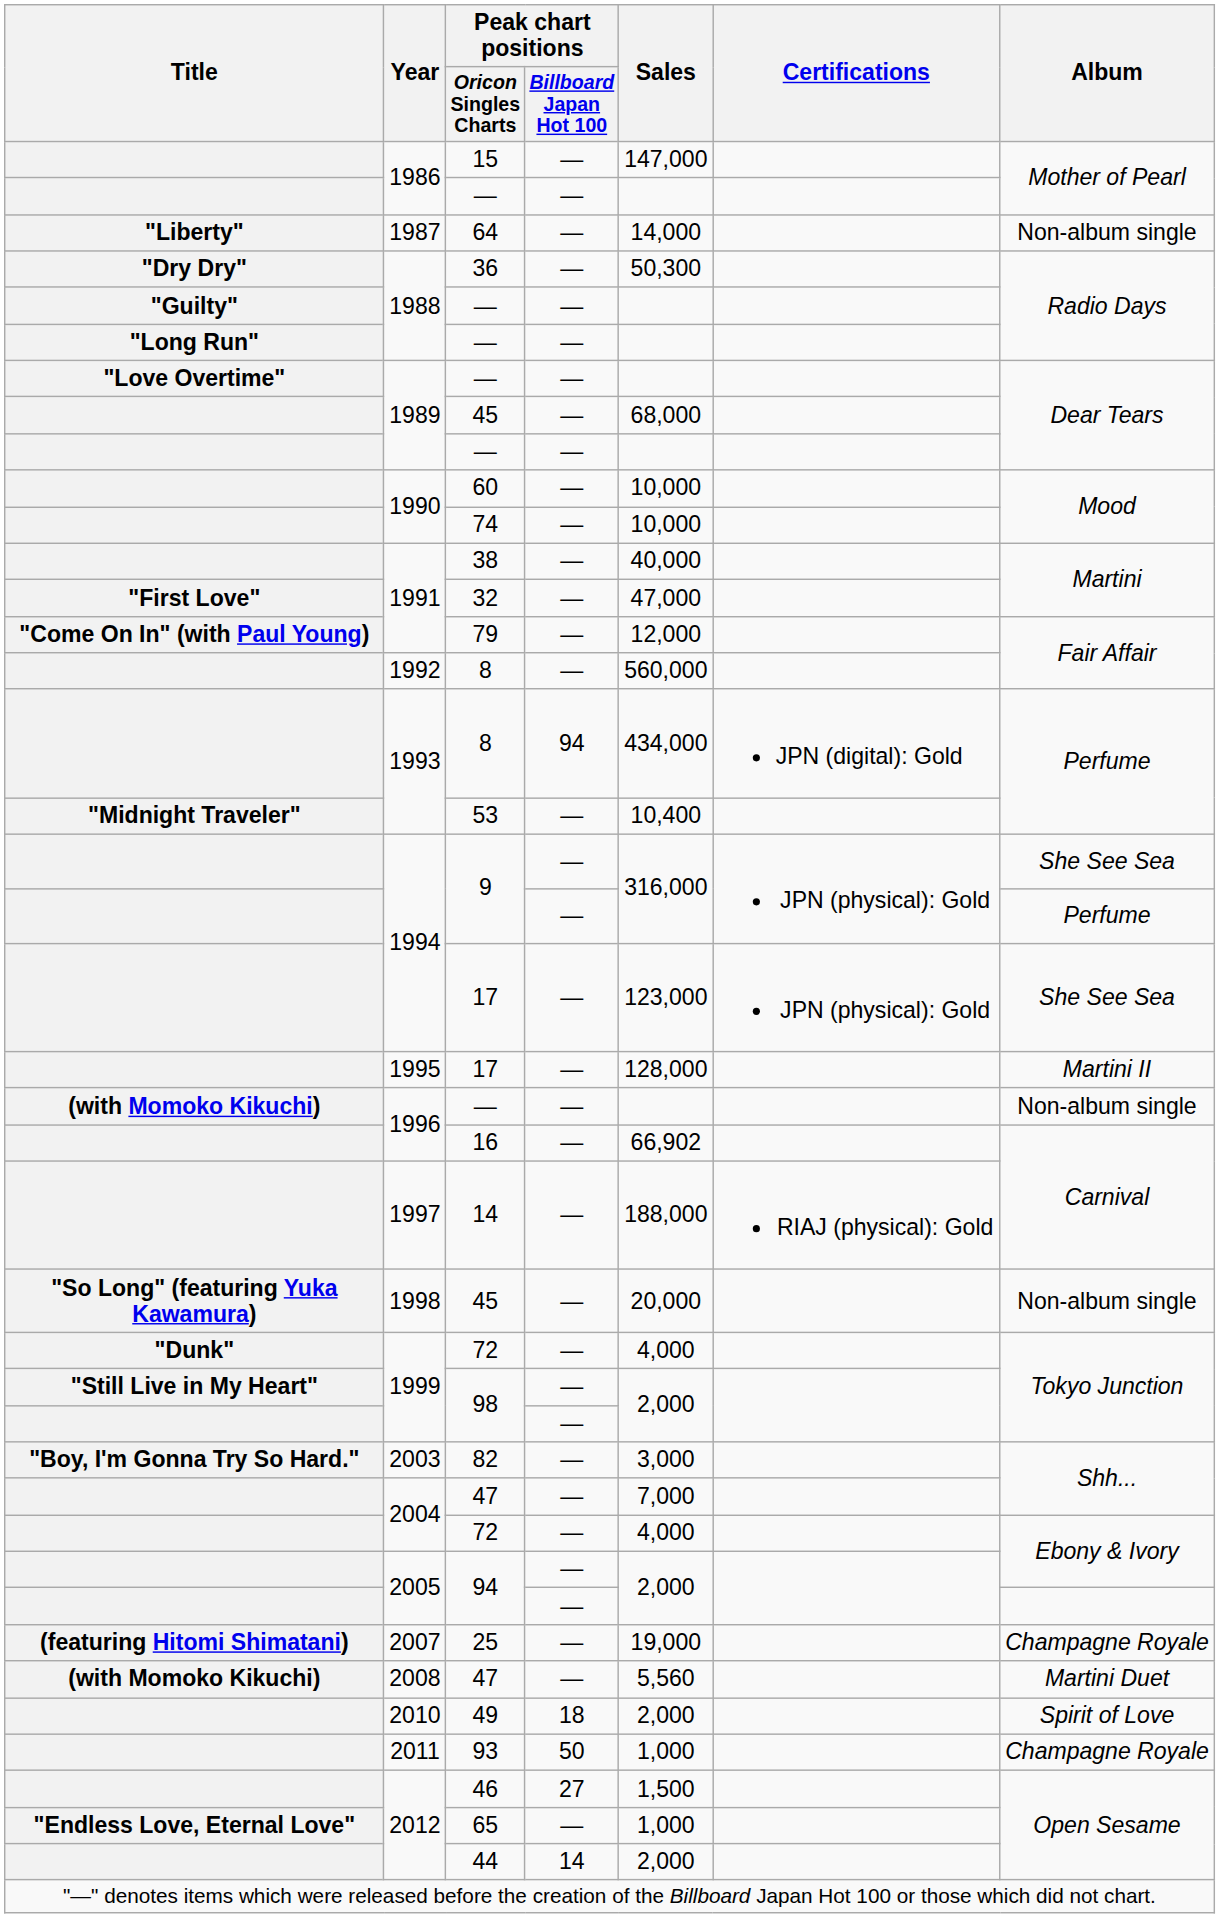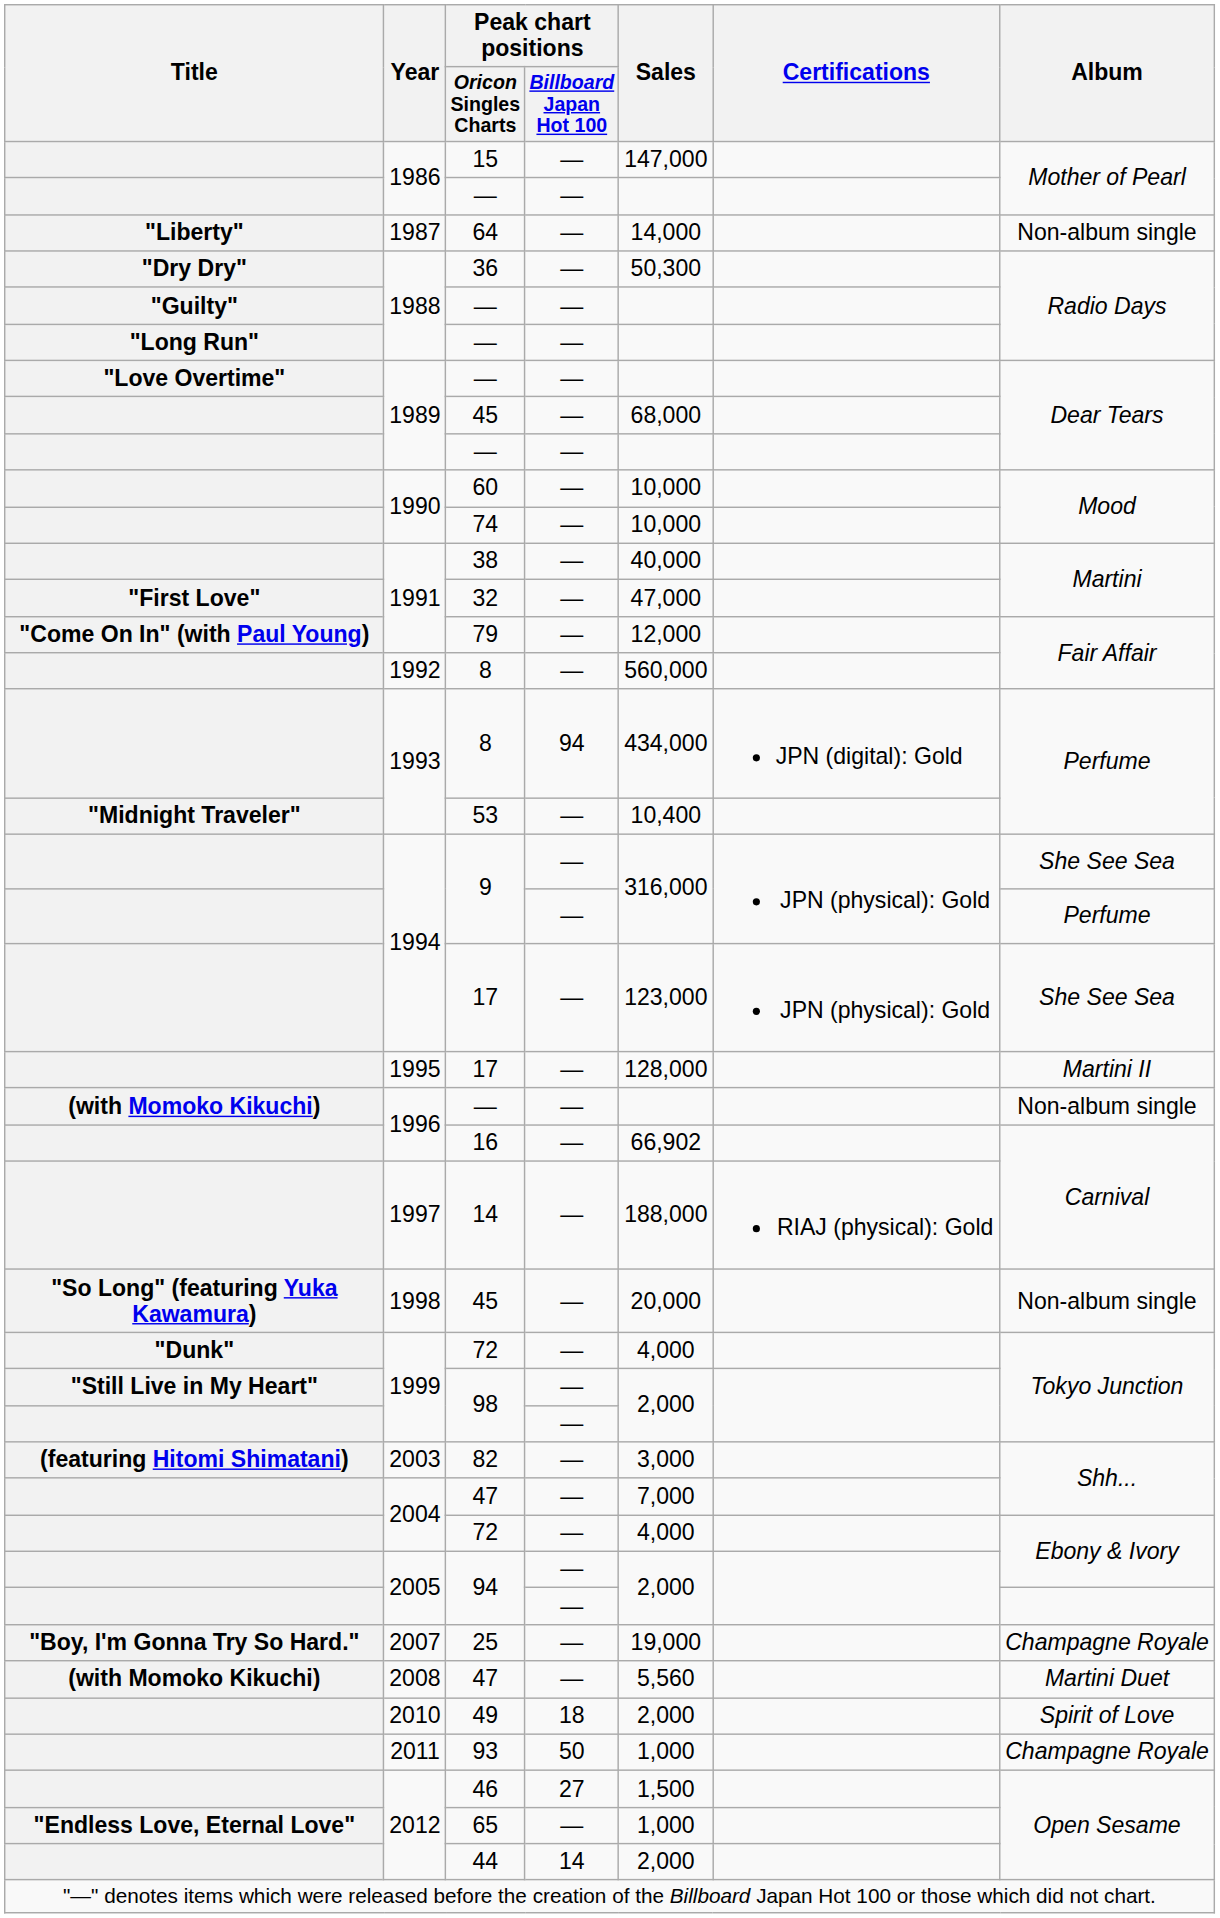(194, 1459) "Boy, I'm Gonna Try So Hard." -> (194, 1459) (featuring Hitomi Shimatani)
(194, 1642) (featuring Hitomi Shimatani) -> (194, 1642) "Boy, I'm Gonna Try So Hard."
